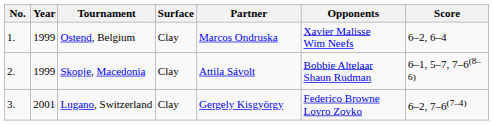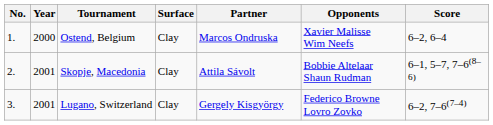(44, 37) 1999 -> (44, 37) 2000
(44, 70) 1999 -> (44, 70) 2001
